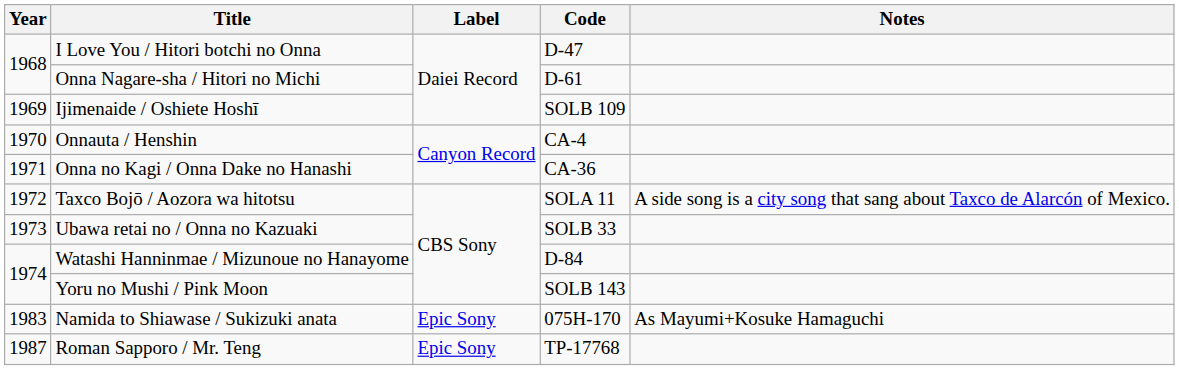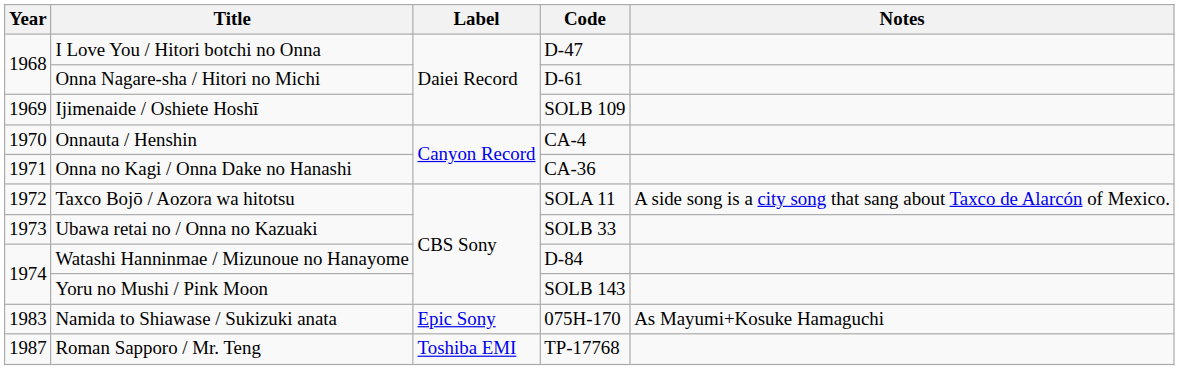(457, 348) Epic Sony -> (467, 348) Toshiba EMI
